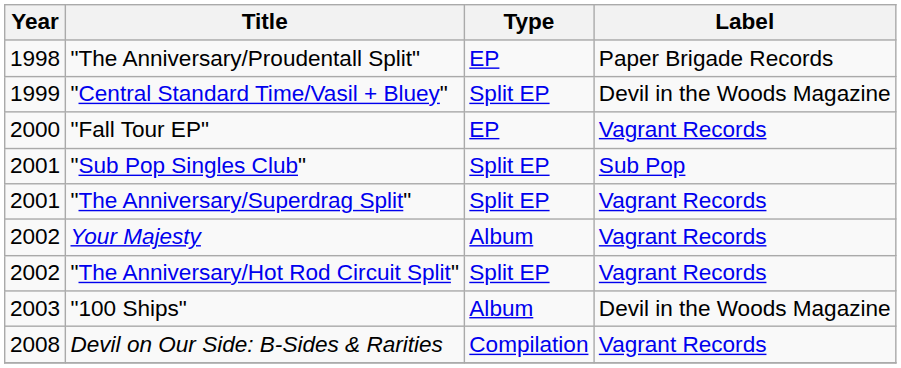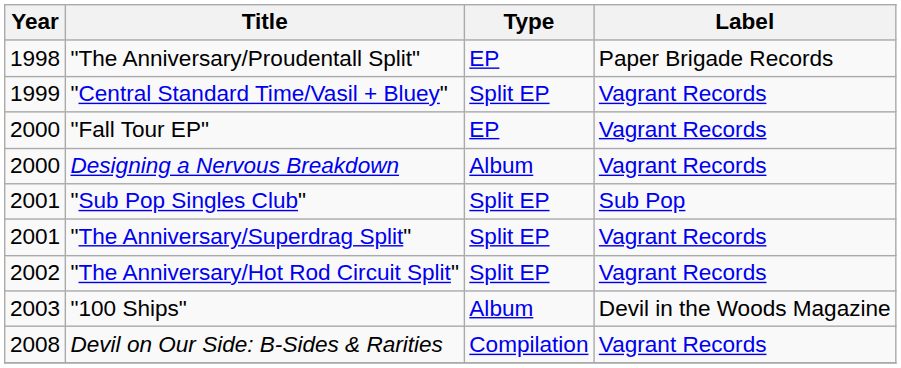(745, 93) Devil in the Woods Magazine -> (683, 93) Vagrant Records
+ row: (235, 165)
- row: (136, 237)
